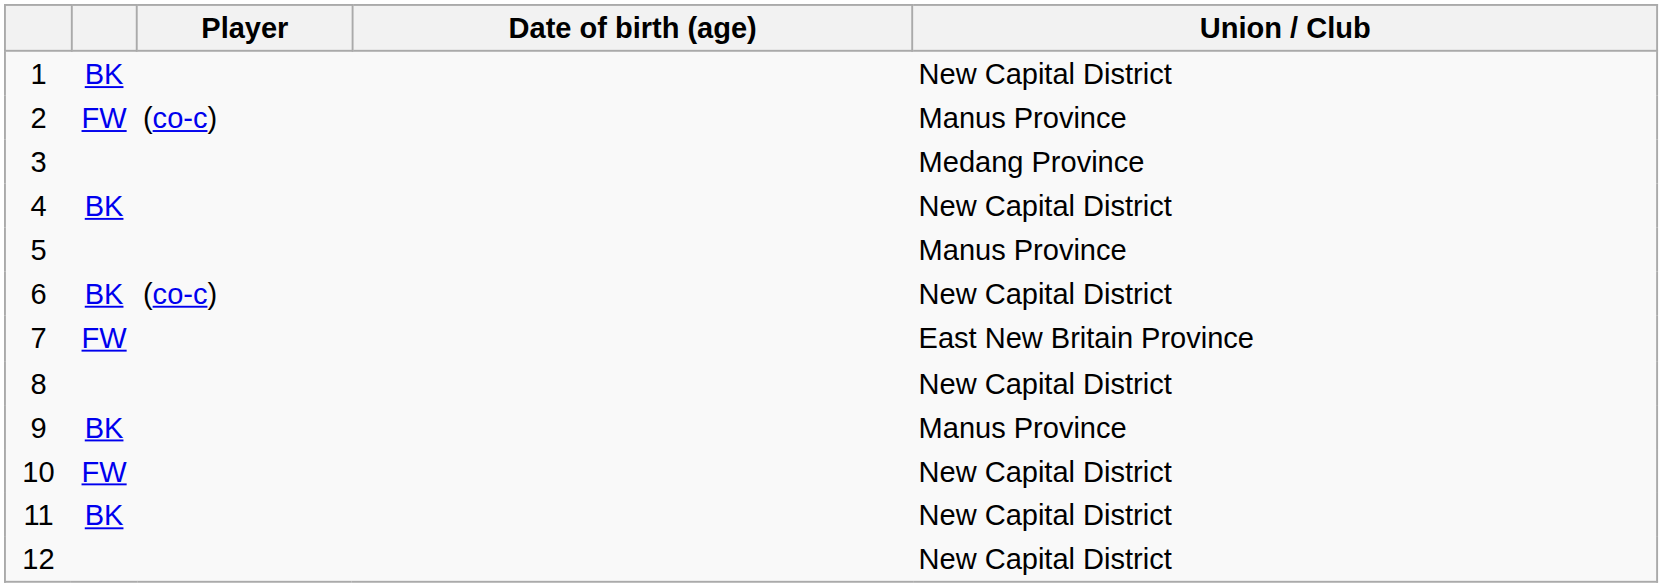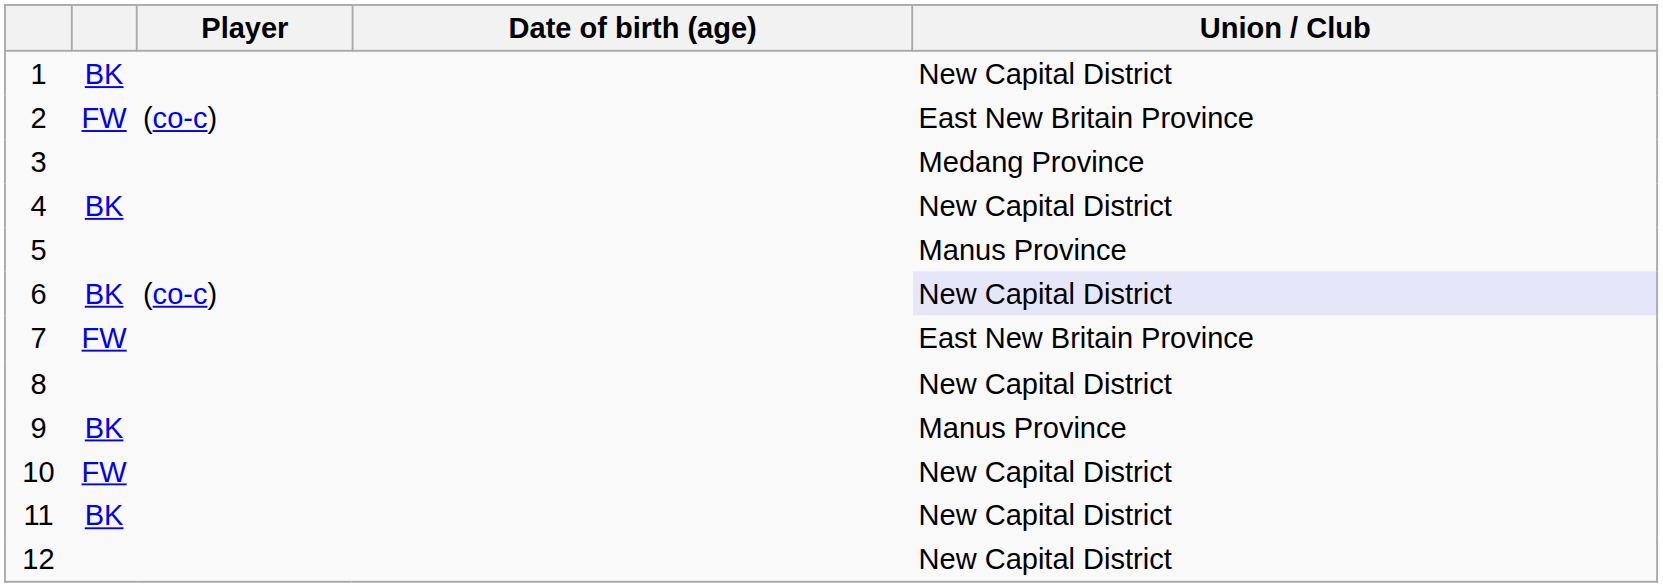(1023, 118) Manus Province -> (1086, 118) East New Britain Province
(1045, 294) no background -> (1045, 294) lavender background
